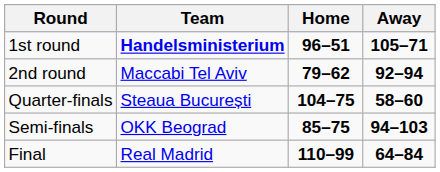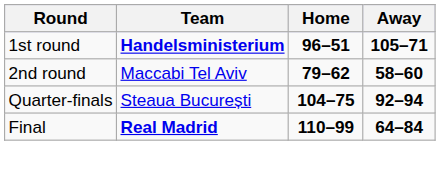(399, 73) 92–94 -> (399, 73) 58–60
(399, 100) 58–60 -> (399, 100) 92–94
- row: (51, 127)
(167, 154) normal -> (169, 127) bold
